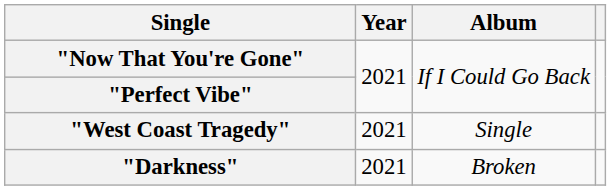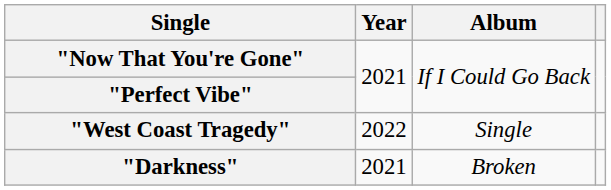(384, 130) 2021 -> (384, 130) 2022
